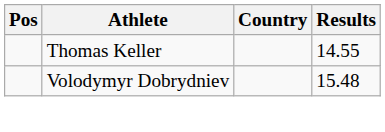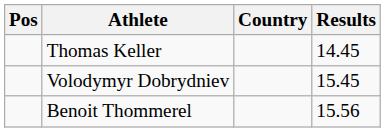(338, 50) 14.55 -> (338, 50) 14.45
(338, 80) 15.48 -> (338, 80) 15.45
+ row: (119, 111)
